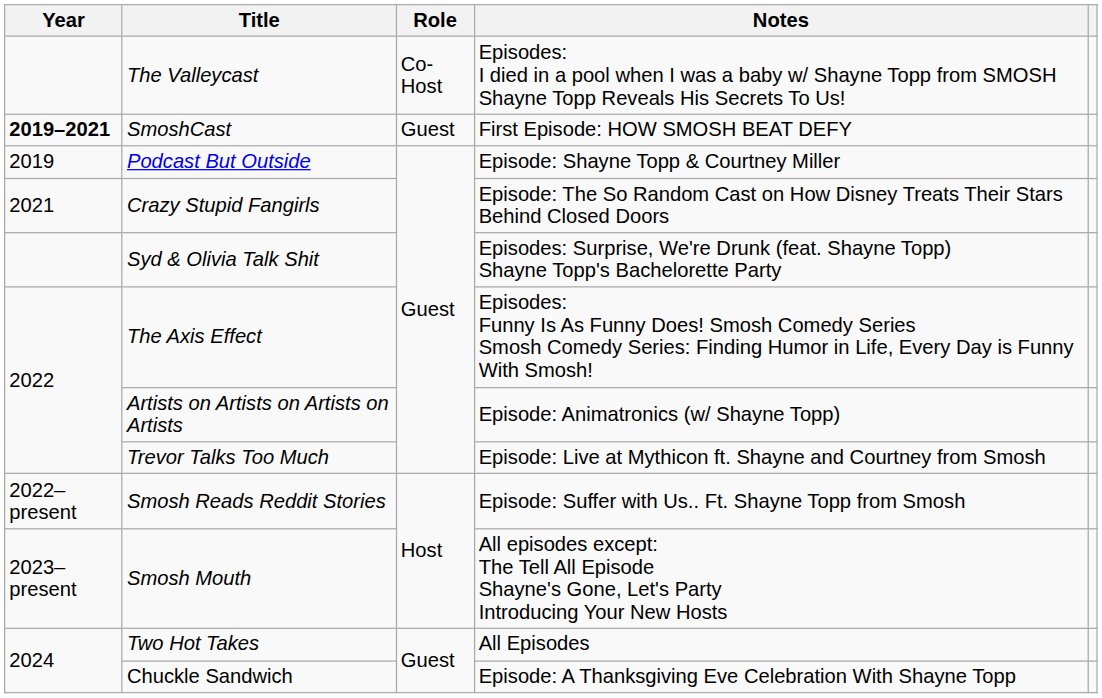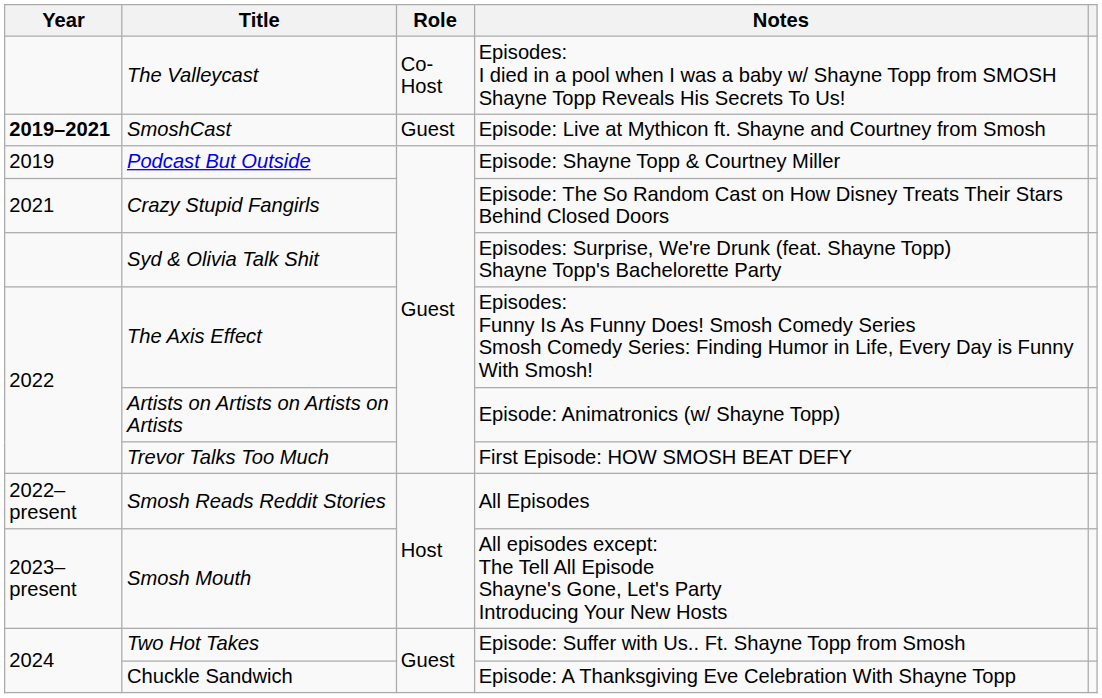(665, 129) First Episode: HOW SMOSH BEAT DEFY -> (762, 129) Episode: Live at Mythicon ft. Shayne and Courtney from Smosh
(762, 457) Episode: Live at Mythicon ft. Shayne and Courtney from Smosh -> (665, 457) First Episode: HOW SMOSH BEAT DEFY
(722, 501) Episode: Suffer with Us.. Ft. Shayne Topp from Smosh -> (534, 501) All Episodes
(534, 644) All Episodes -> (722, 644) Episode: Suffer with Us.. Ft. Shayne Topp from Smosh
